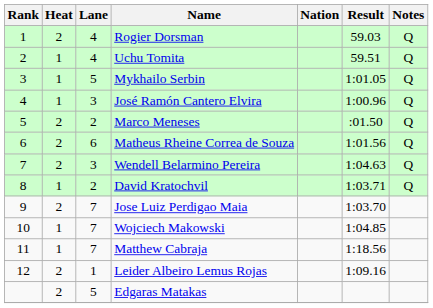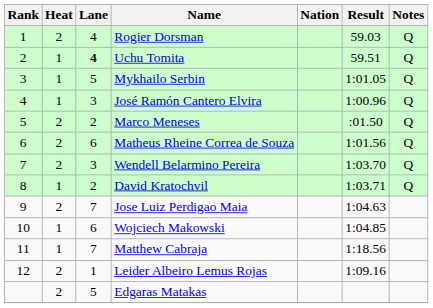(93, 57) normal -> (93, 57) bold
(366, 164) 1:04.63 -> (366, 164) 1:03.70
(366, 206) 1:03.70 -> (366, 206) 1:04.63
(93, 228) 7 -> (93, 228) 6
